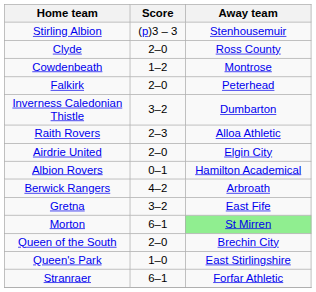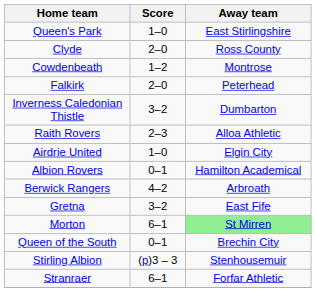rows swapped: (67, 31) <-> (67, 260)
(158, 152) 2–0 -> (158, 152) 1–0
(158, 242) 2–0 -> (158, 242) 0–1
